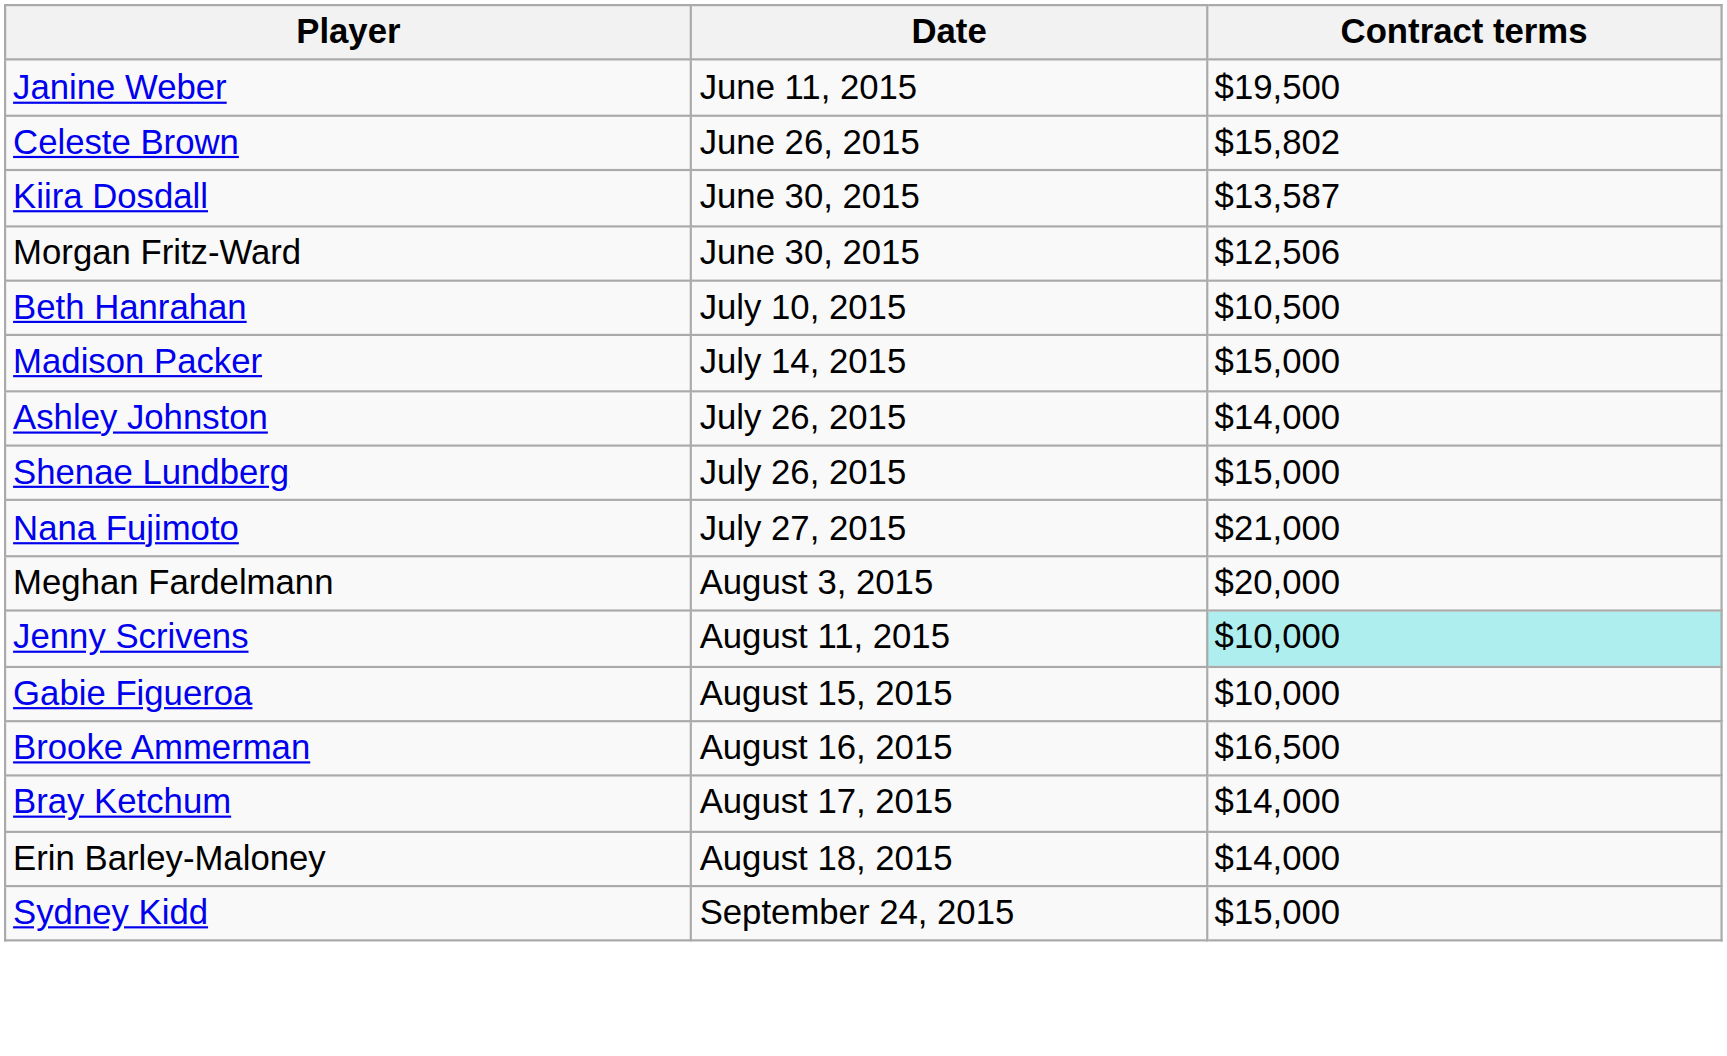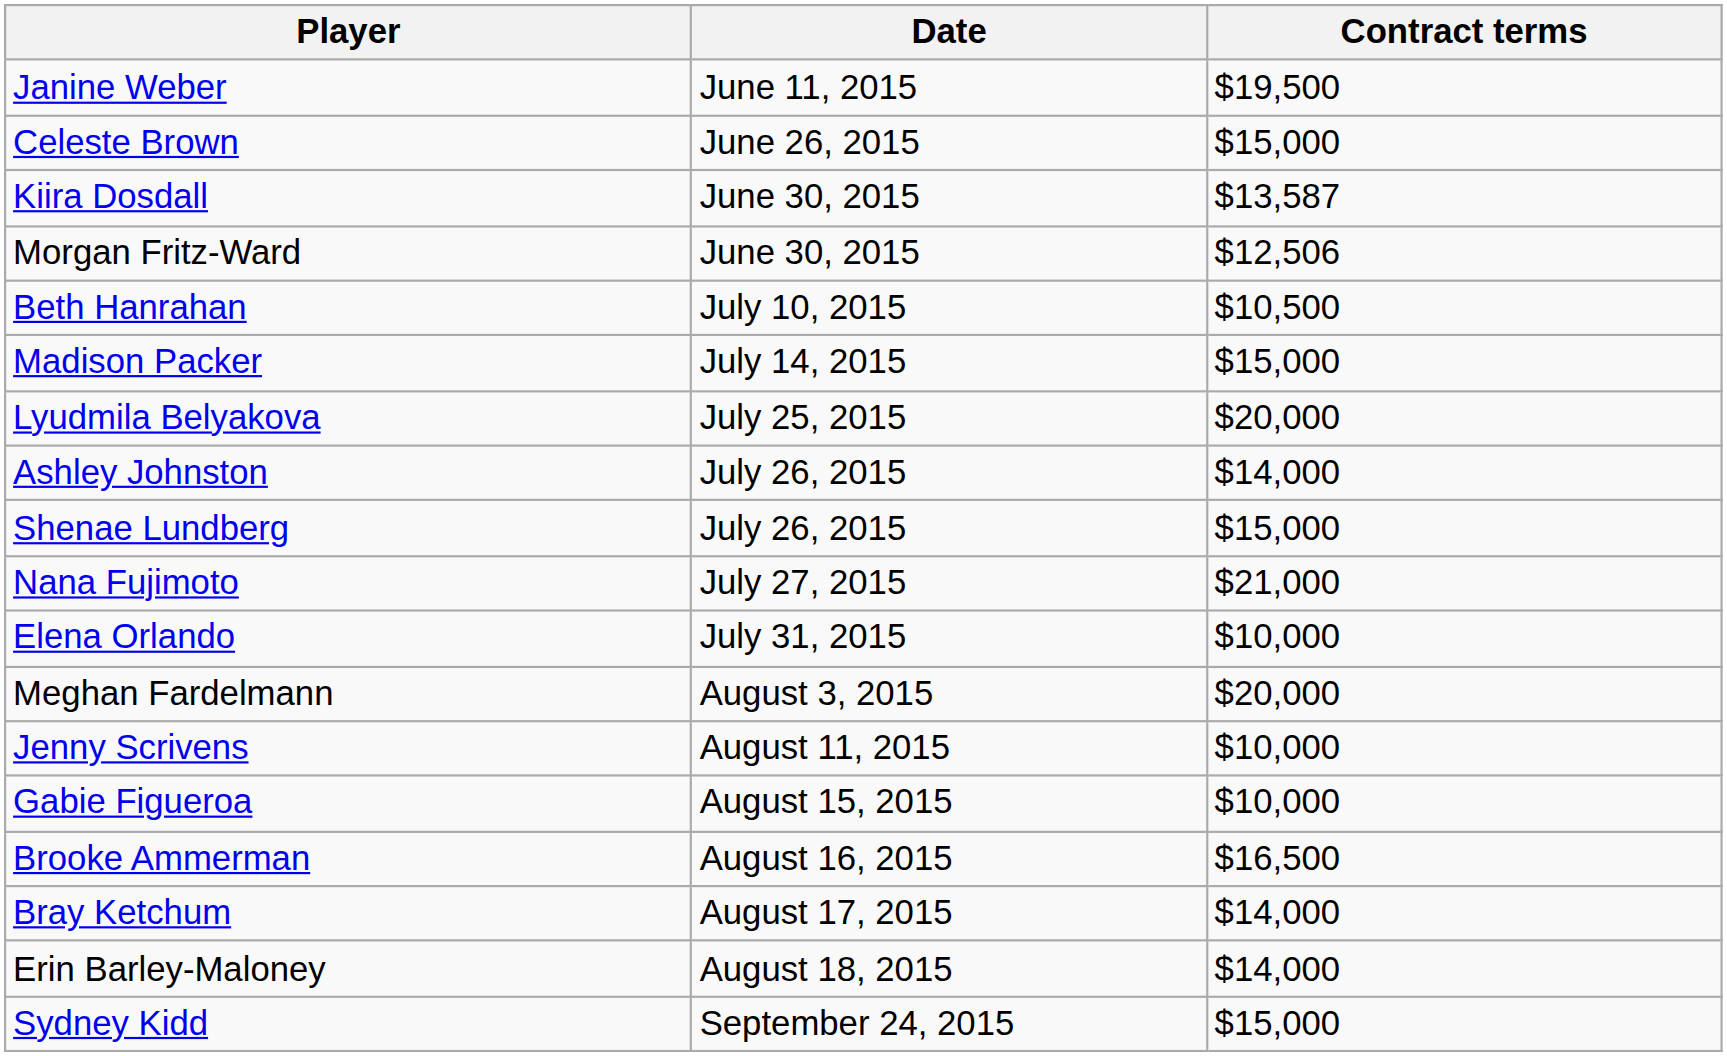(1277, 142) $15,802 -> (1277, 142) $15,000
+ row: (167, 417)
+ row: (124, 637)
(1277, 637) paleturquoise background -> (1277, 747) no background
